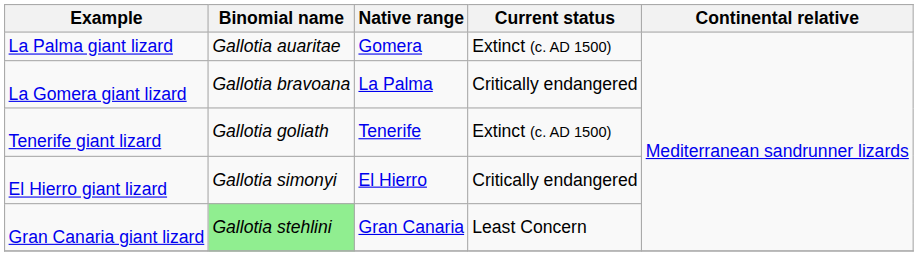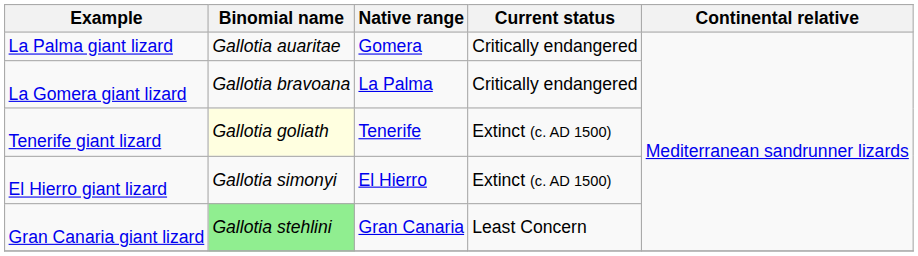(542, 46) Extinct (c. AD 1500) -> (555, 46) Critically endangered
(271, 131) no background -> (271, 131) lightyellow background
(555, 179) Critically endangered -> (542, 179) Extinct (c. AD 1500)
